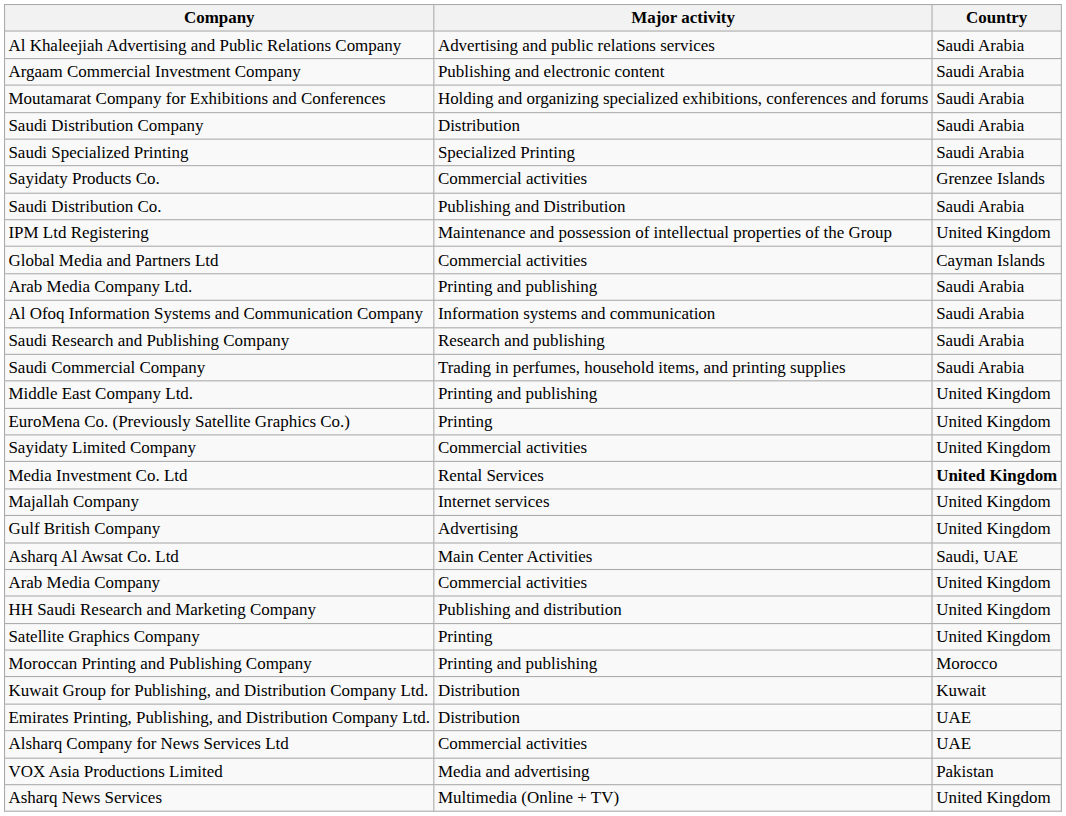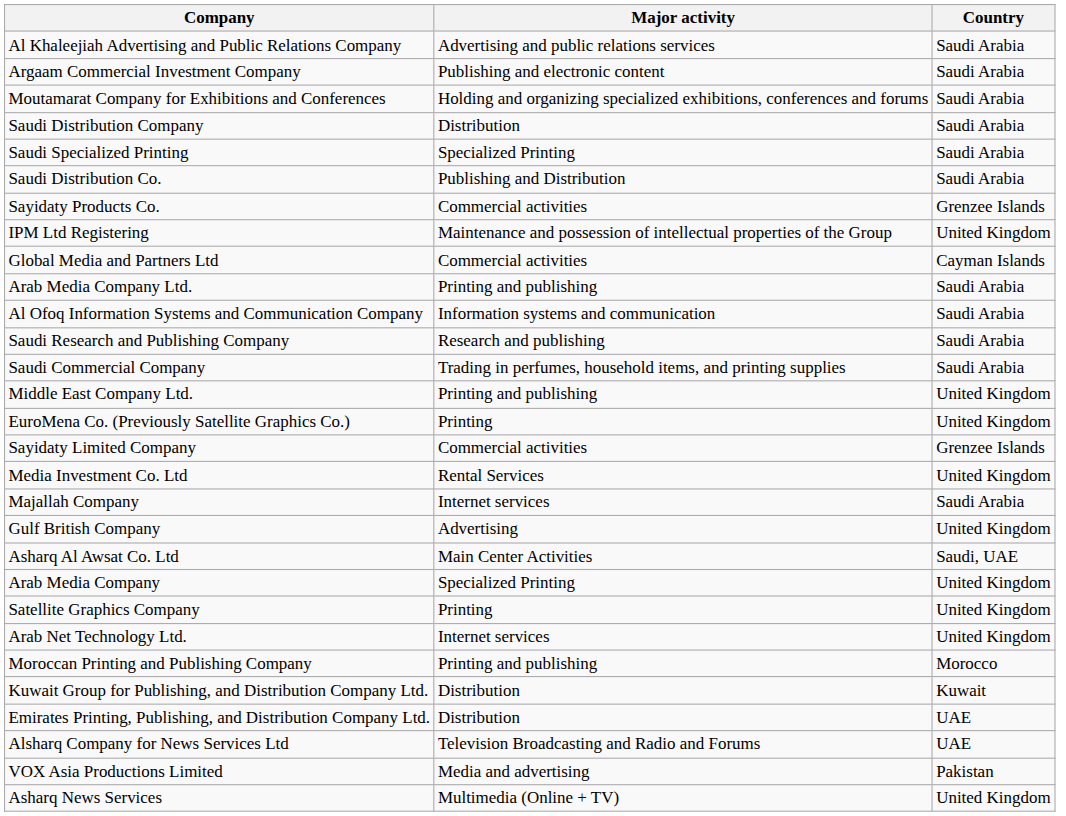rows swapped: (85, 206) <-> (84, 179)
(993, 448) United Kingdom -> (991, 448) Grenzee Islands
(997, 475) bold -> (993, 475) normal
(993, 502) United Kingdom -> (980, 502) Saudi Arabia
(513, 582) Commercial activities -> (506, 582) Specialized Printing
- row: (162, 609)
+ row: (98, 636)
(513, 744) Commercial activities -> (599, 744) Television Broadcasting and Radio and Forums
